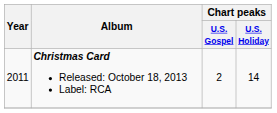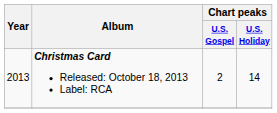(18, 78) 2011 -> (18, 78) 2013
